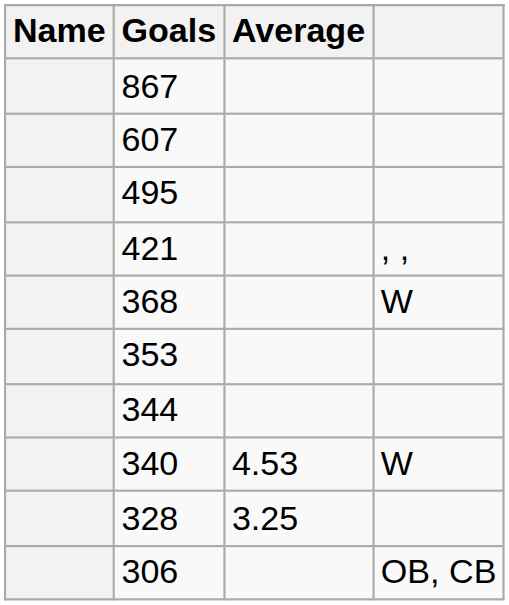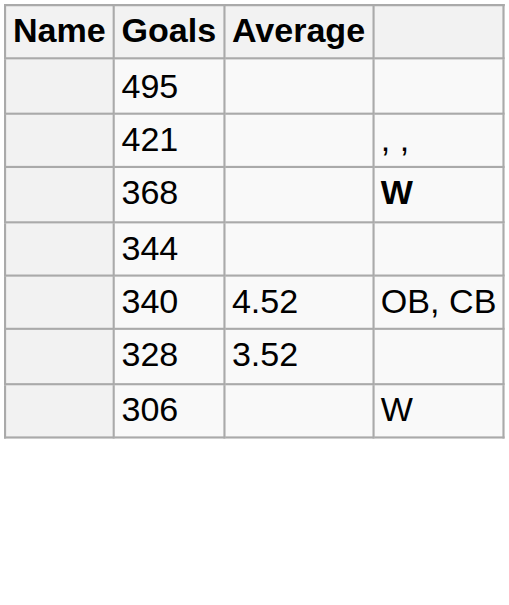- row: (150, 85)
- row: (150, 139)
(397, 301) normal -> (397, 193) bold
- row: (150, 355)
(265, 463) 4.53 -> (265, 301) 4.52
(397, 463) W -> (439, 301) OB, CB
(265, 517) 3.25 -> (265, 355) 3.52
(439, 572) OB, CB -> (397, 409) W
